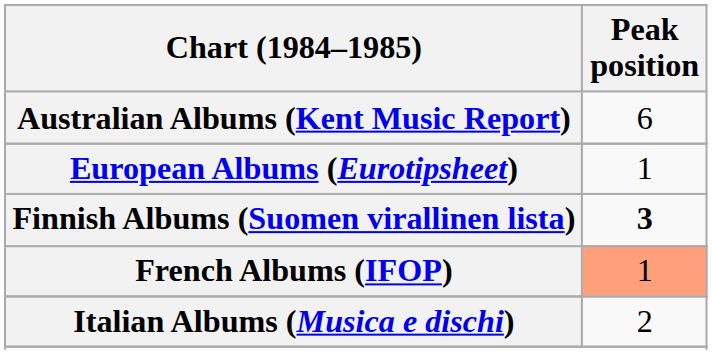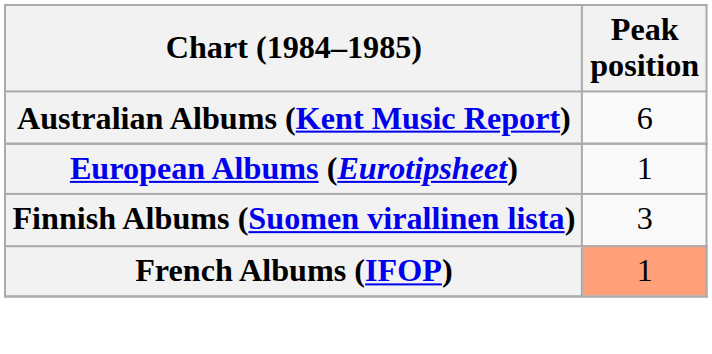(645, 219) bold -> (645, 219) normal
- row: (294, 321)
